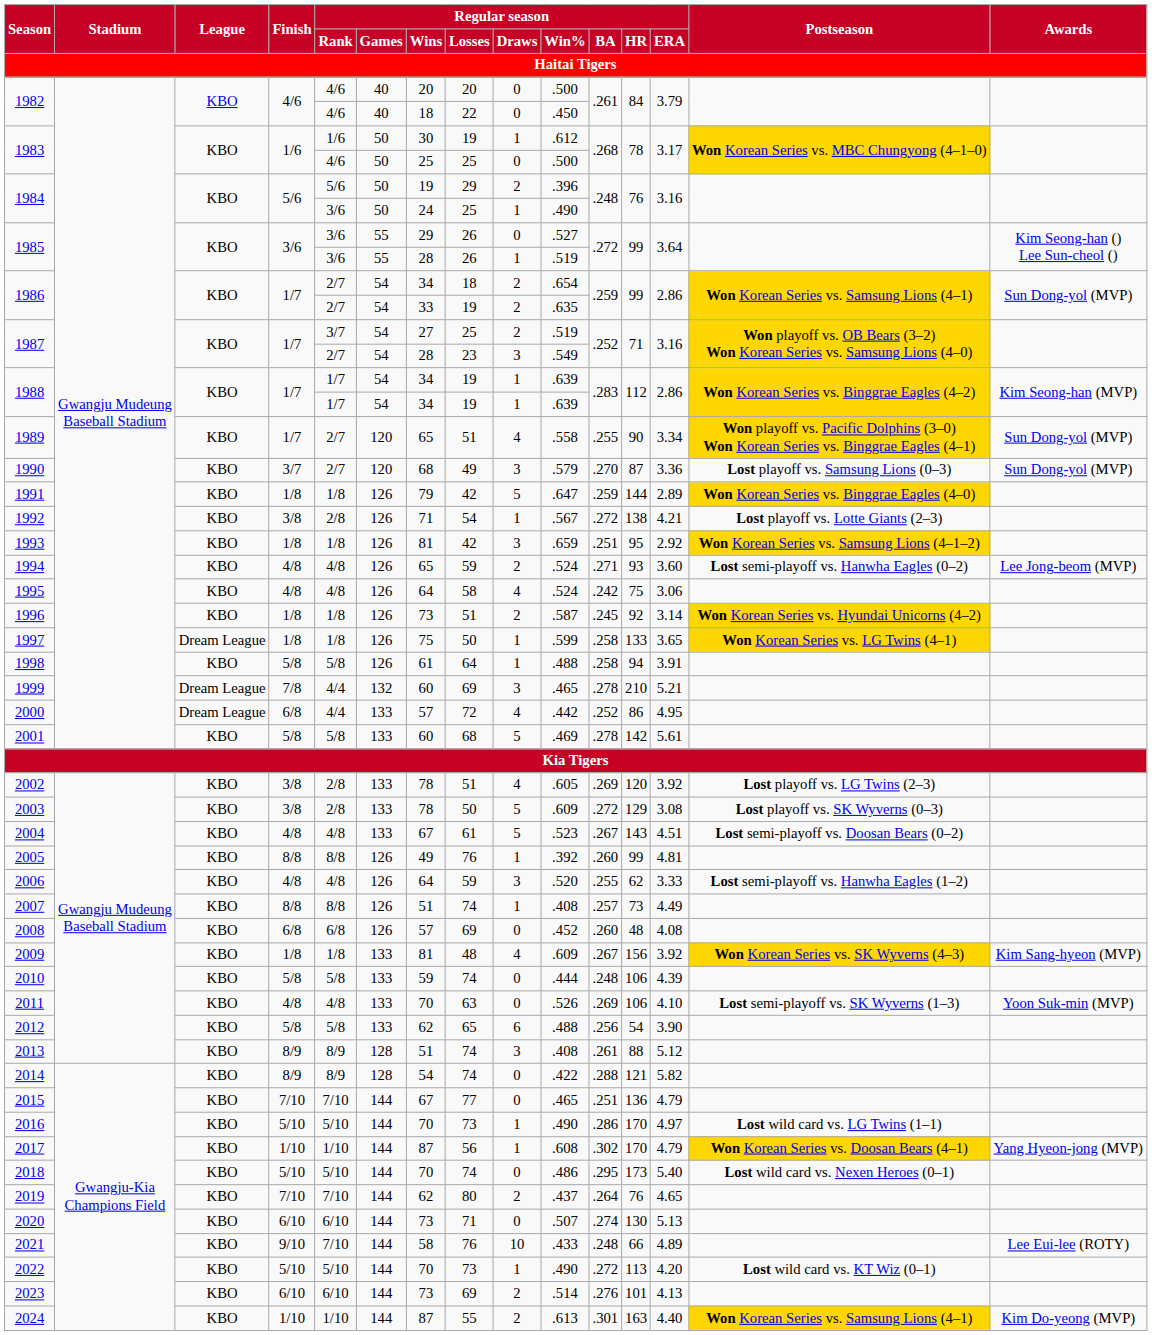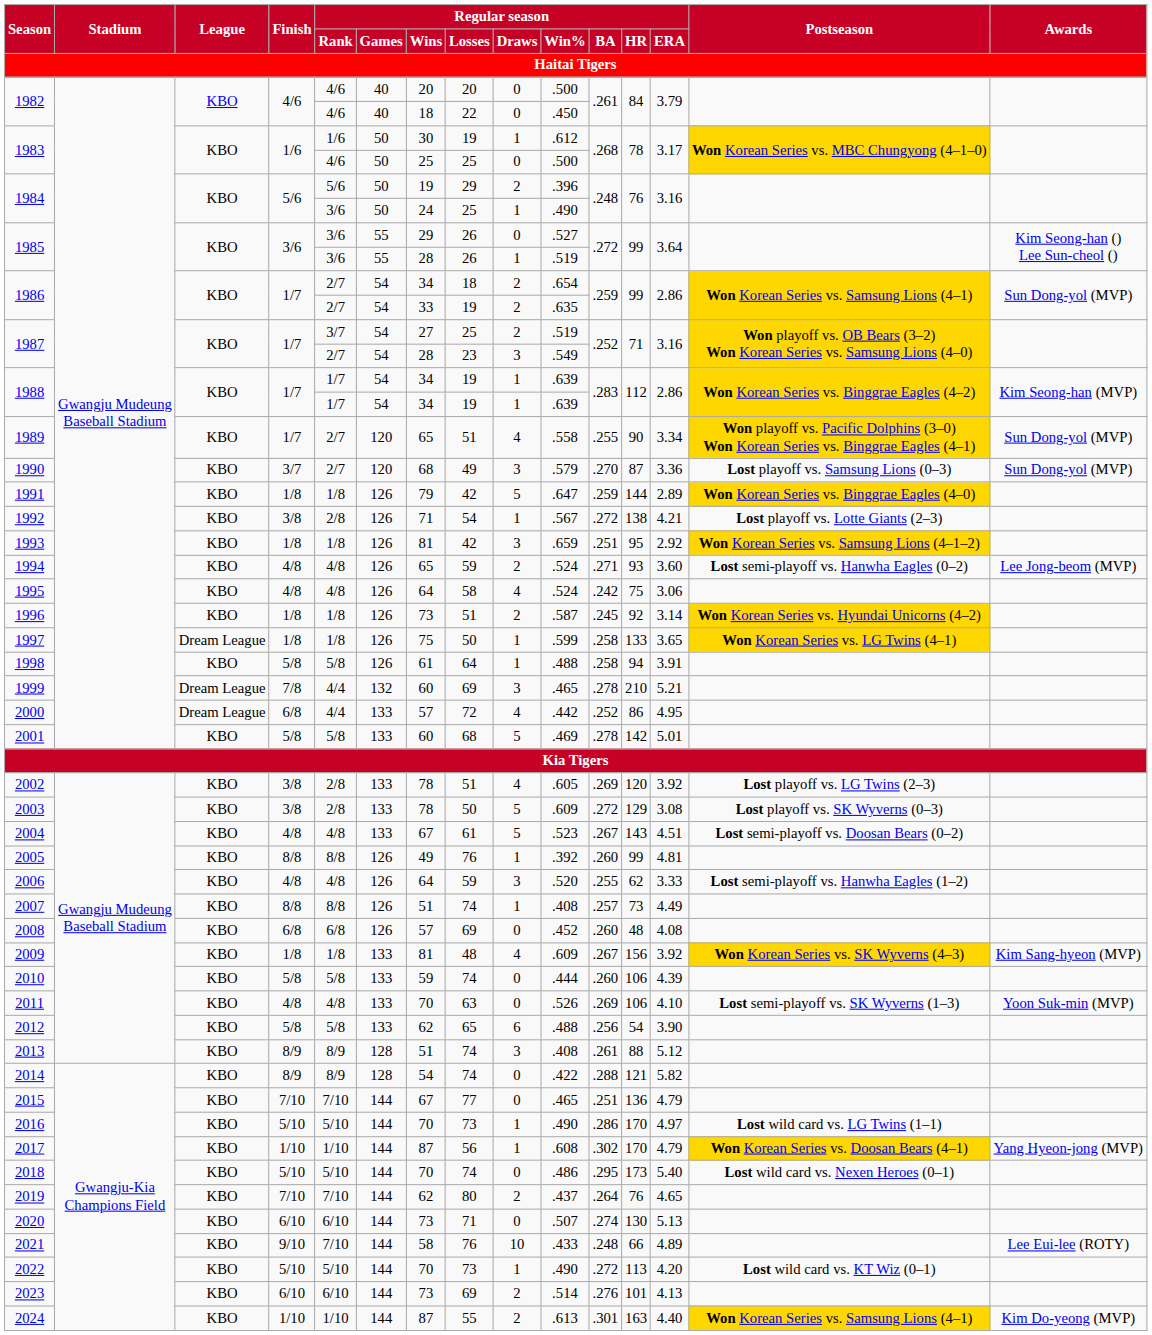(670, 736) 5.61 -> (670, 736) 5.01
(605, 979) .248 -> (605, 979) .260
